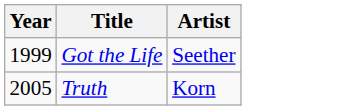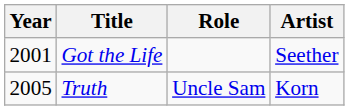+ column: (219, 21)
(31, 54) 1999 -> (31, 54) 2001
